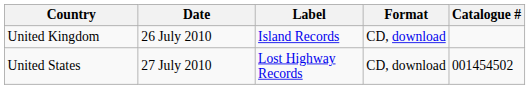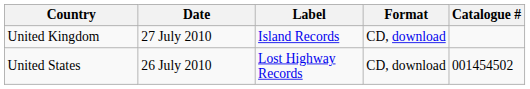(176, 36) 26 July 2010 -> (176, 36) 27 July 2010
(176, 66) 27 July 2010 -> (176, 66) 26 July 2010
